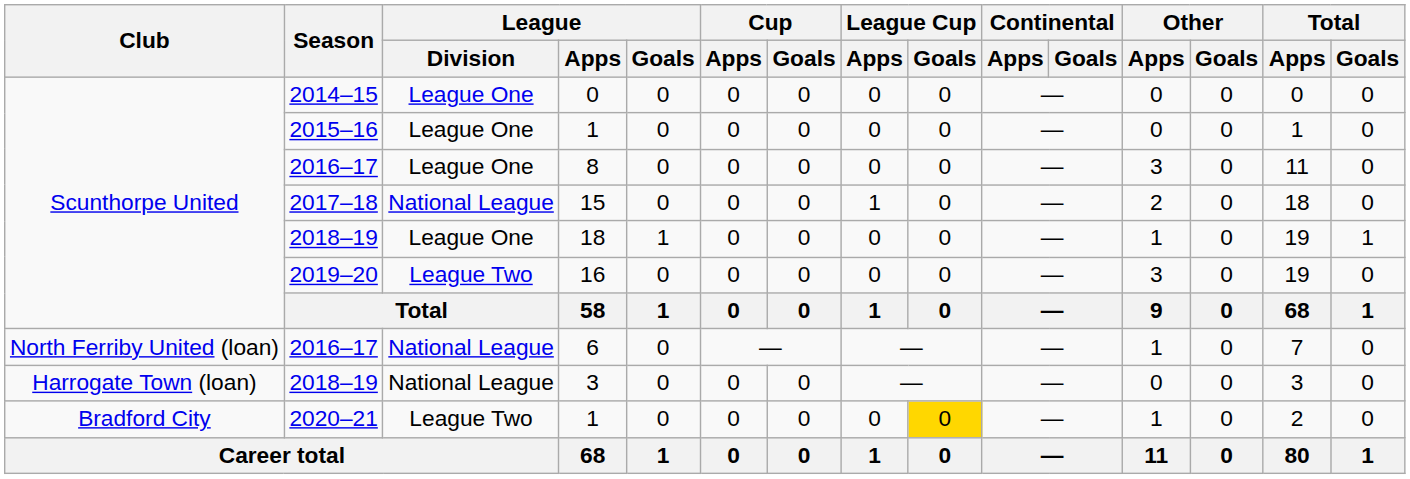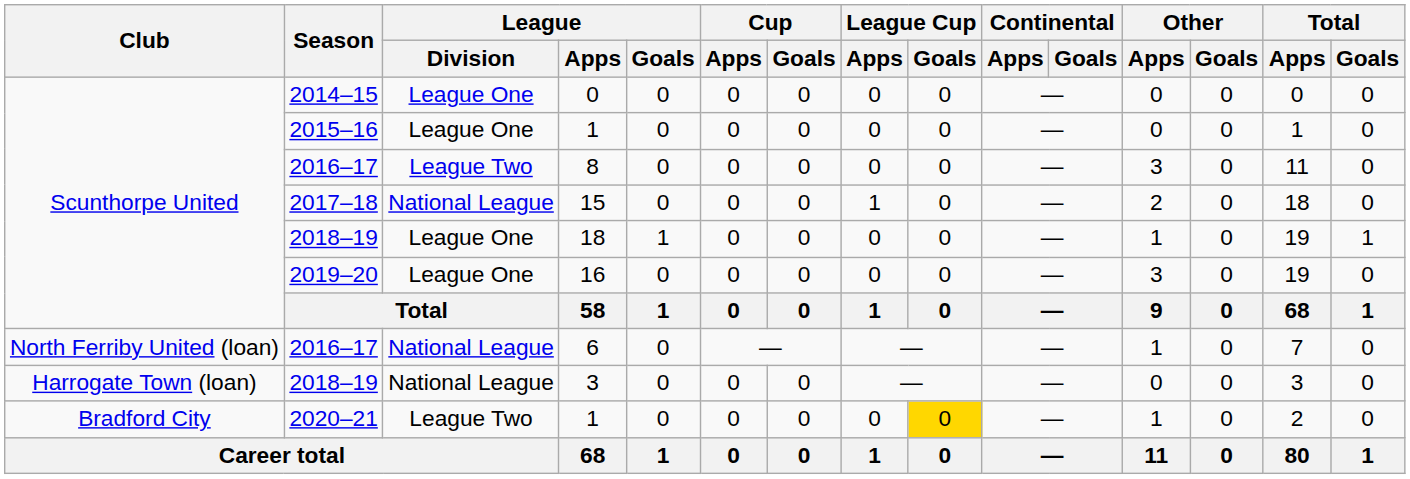(471, 166) League One -> (471, 166) League Two
(471, 274) League Two -> (471, 274) League One
